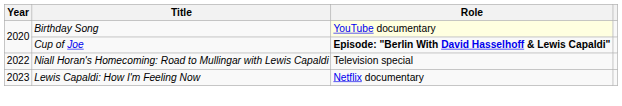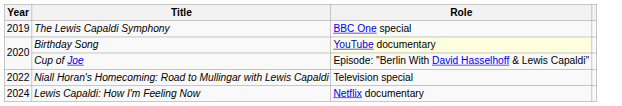+ row: (102, 28)
(472, 45) bold -> (461, 61) normal
(18, 77) 2023 -> (18, 93) 2024
